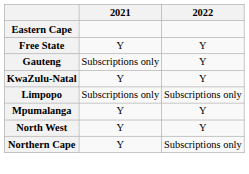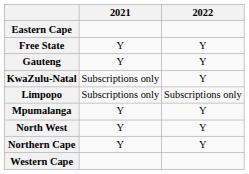(120, 62) Subscriptions only -> (120, 62) Y
(120, 78) Y -> (120, 78) Subscriptions only
(203, 144) Subscriptions only -> (203, 144) Y
+ row: (42, 161)
